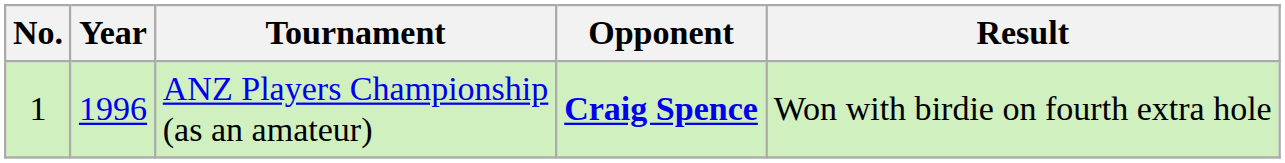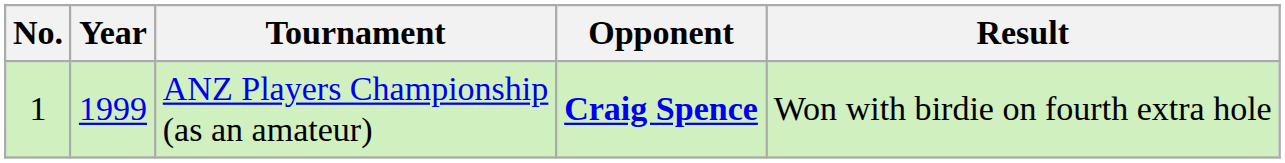(113, 109) 1996 -> (113, 109) 1999
